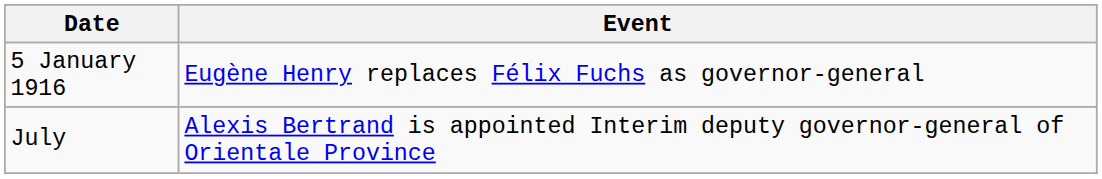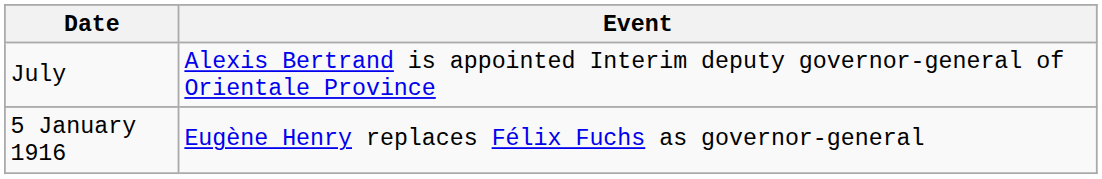rows swapped: (73, 75) <-> (38, 140)
